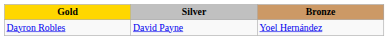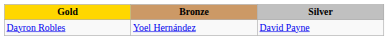columns swapped: (194, 12) <-> (321, 12)
